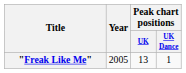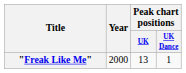(118, 60) 2005 -> (118, 60) 2000
